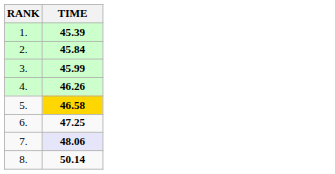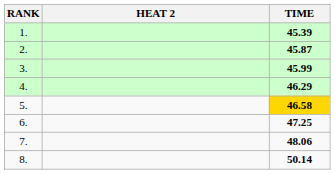+ column: (156, 14)
(73, 50) 45.84 -> (299, 50) 45.87
(73, 87) 46.26 -> (299, 87) 46.29
(73, 142) lavender background -> (299, 142) no background
